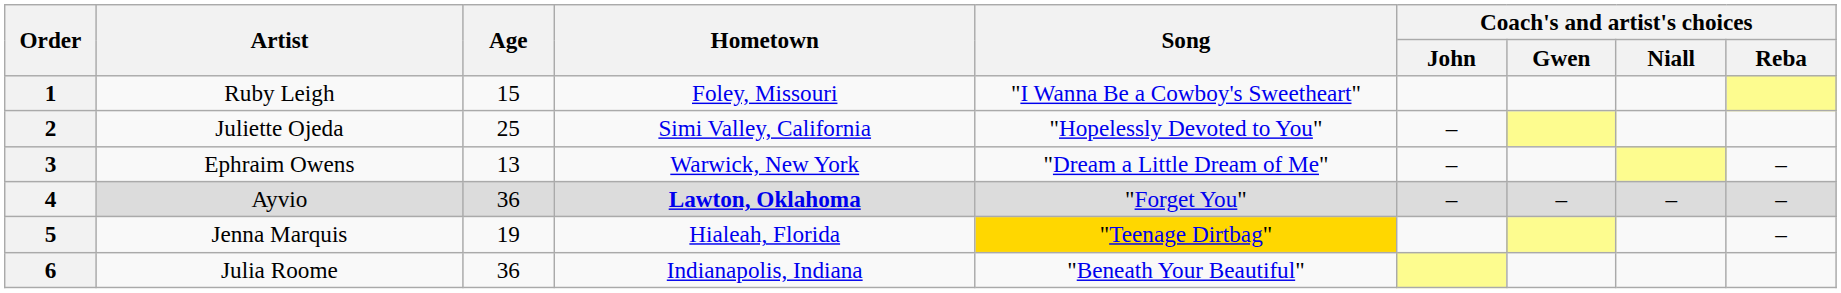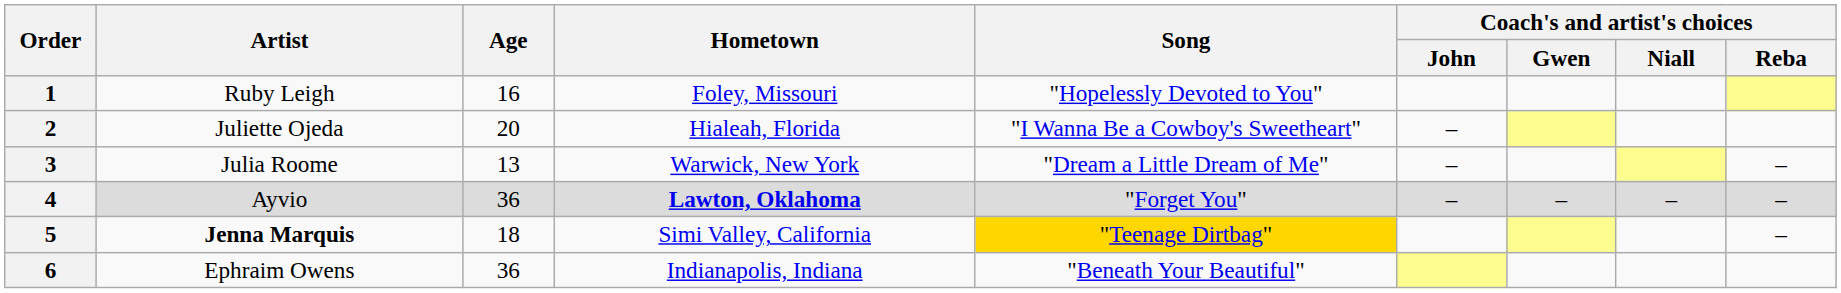(508, 93) 15 -> (508, 93) 16
(1186, 93) "I Wanna Be a Cowboy's Sweetheart" -> (1186, 93) "Hopelessly Devoted to You"
(508, 128) 25 -> (508, 128) 20
(765, 128) Simi Valley, California -> (765, 128) Hialeah, Florida
(1186, 128) "Hopelessly Devoted to You" -> (1186, 128) "I Wanna Be a Cowboy's Sweetheart"
(279, 164) Ephraim Owens -> (279, 164) Julia Roome
(279, 234) normal -> (279, 234) bold
(508, 234) 19 -> (508, 234) 18
(765, 234) Hialeah, Florida -> (765, 234) Simi Valley, California
(279, 270) Julia Roome -> (279, 270) Ephraim Owens
